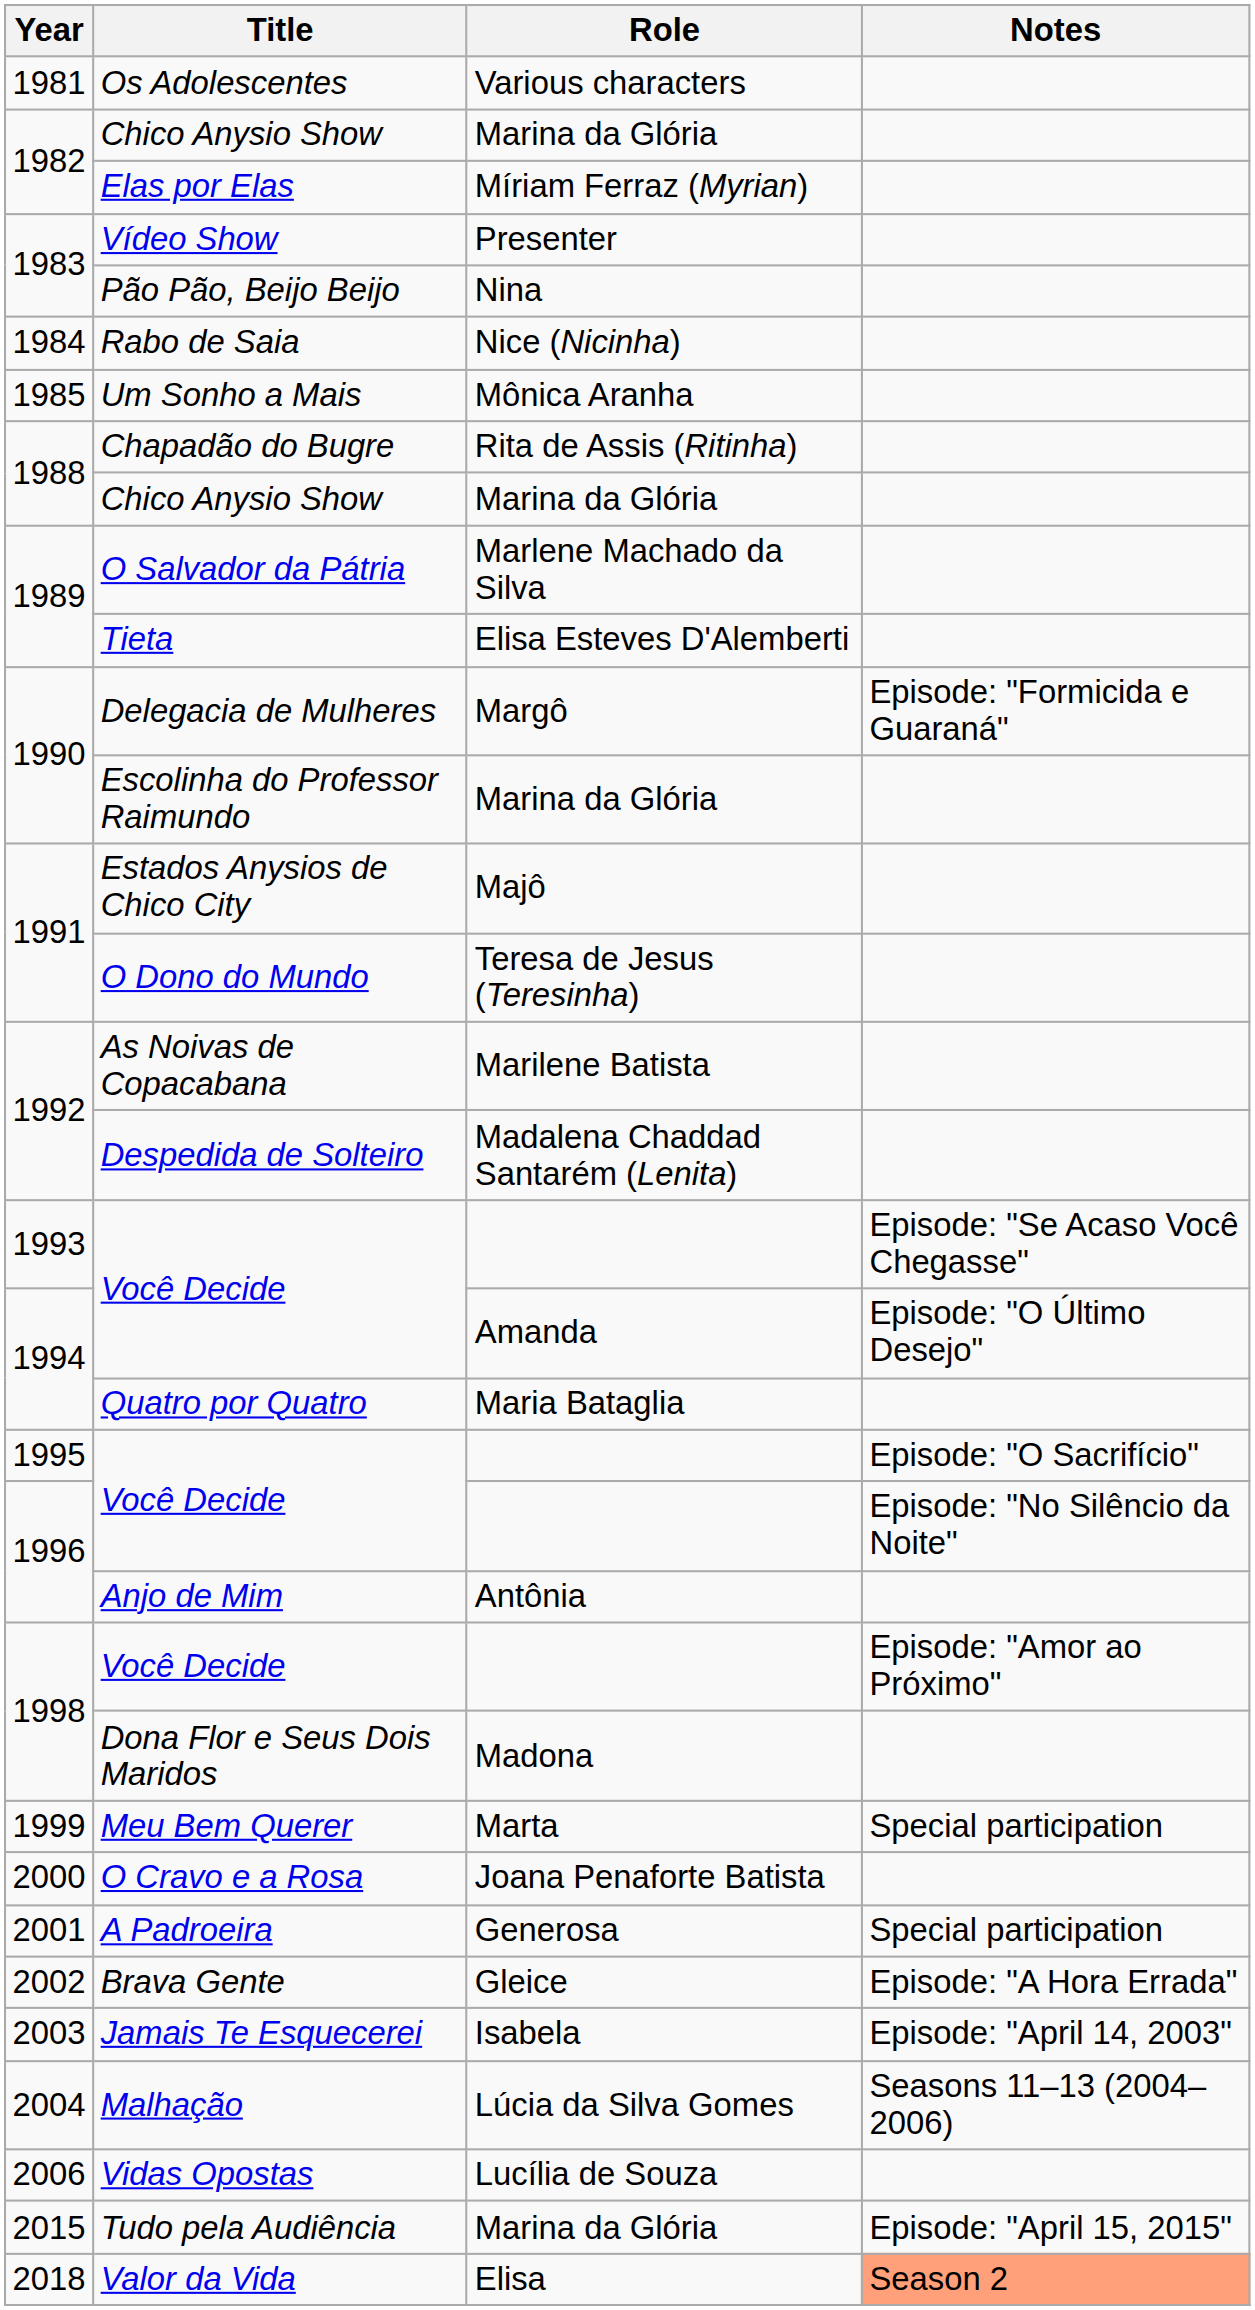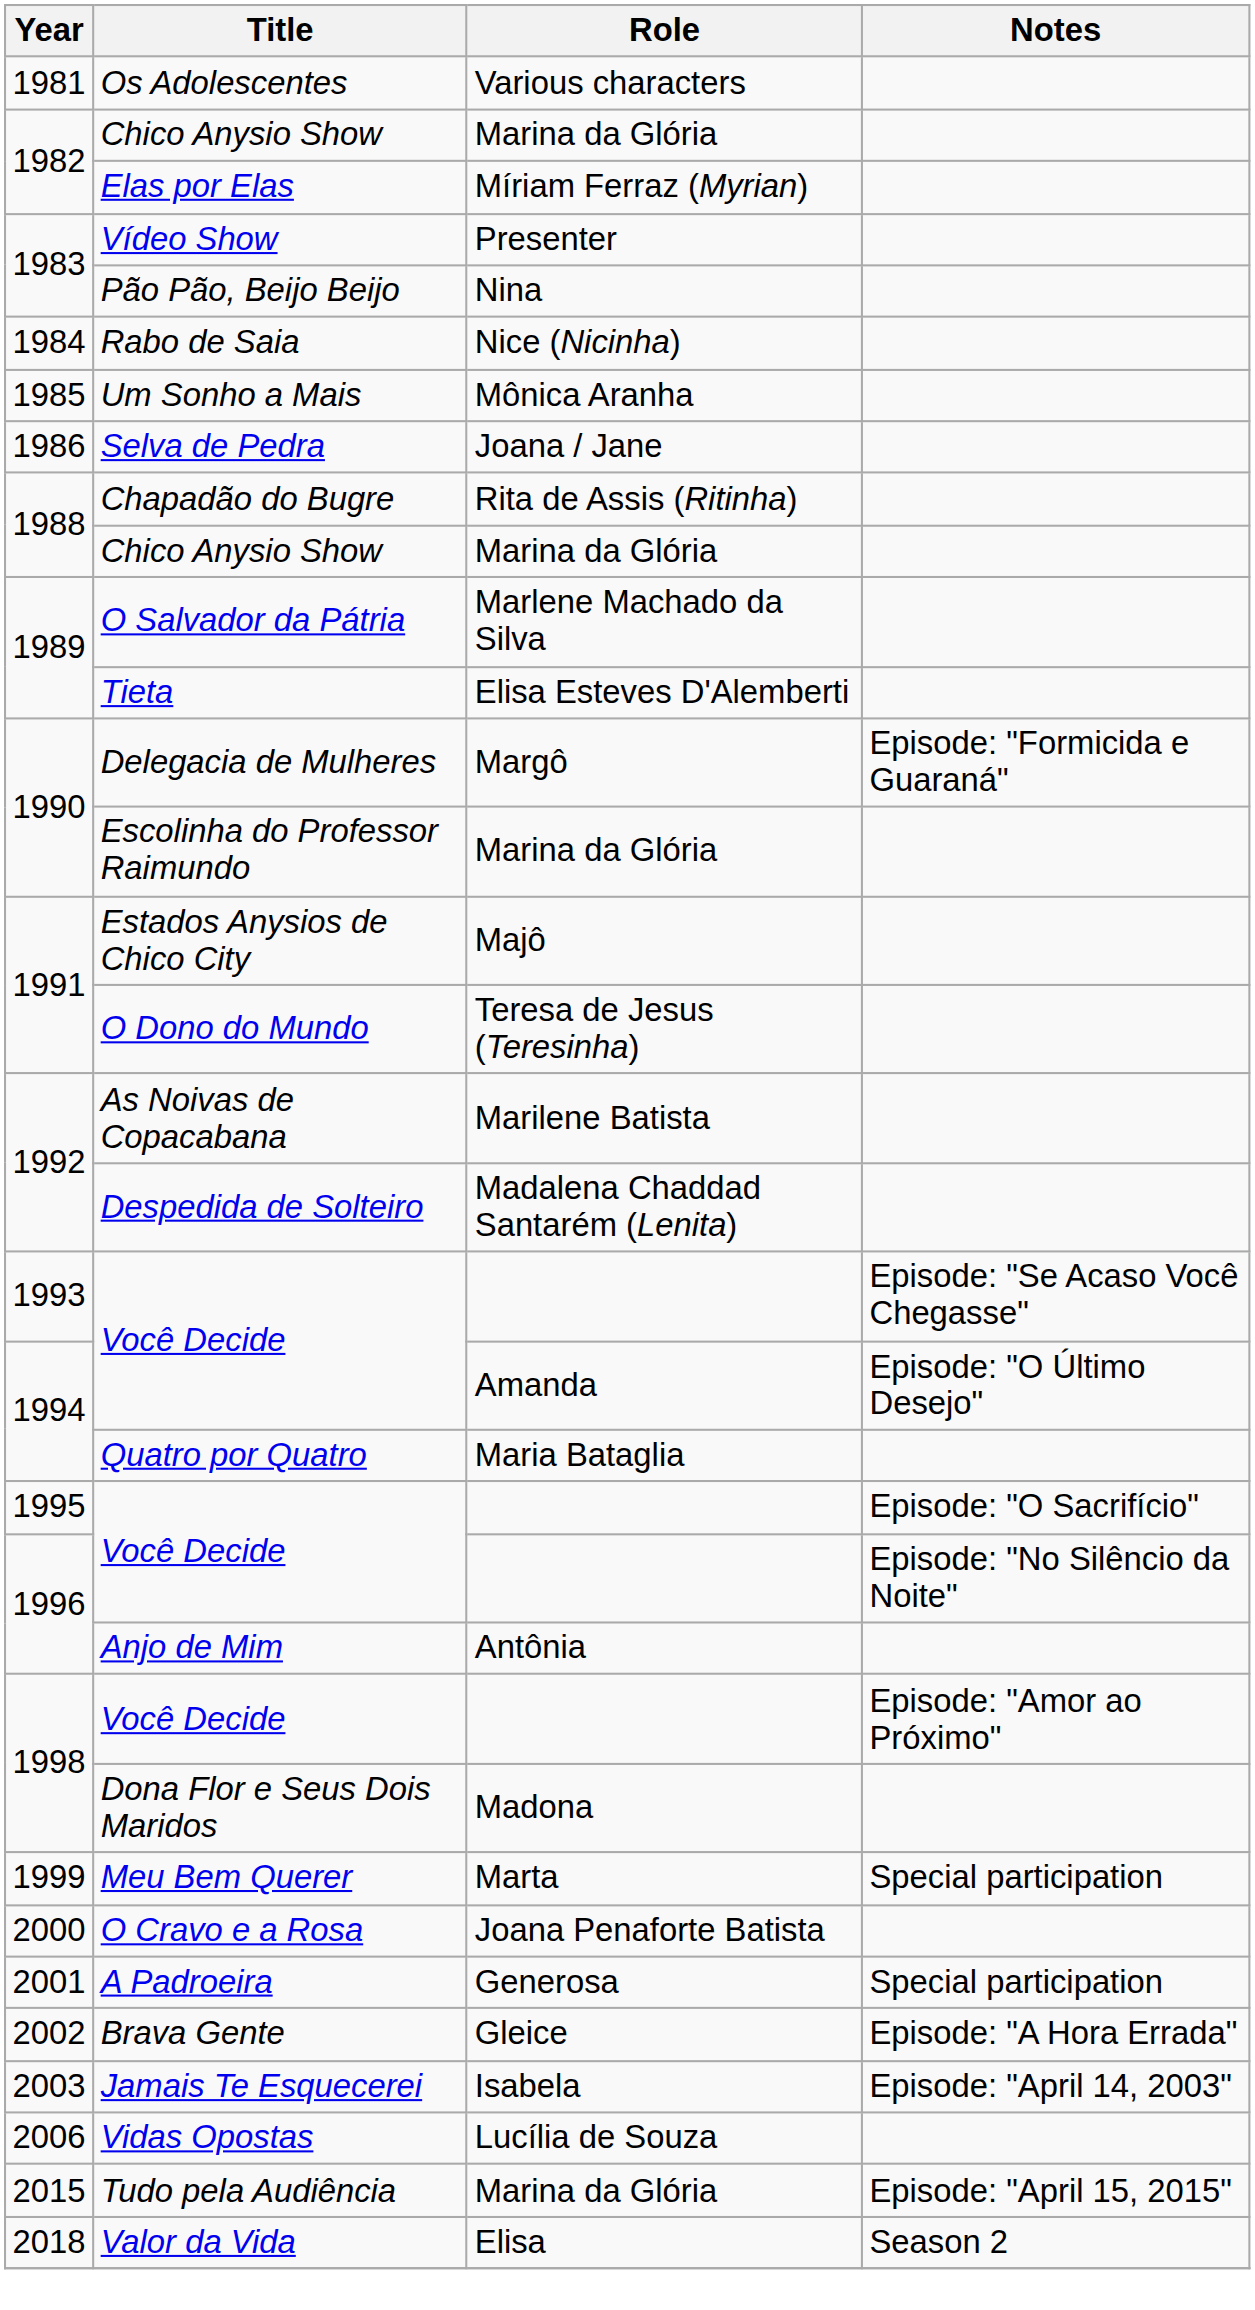+ row: (49, 446)
- row: (49, 2104)
(939, 2278) lightsalmon background -> (939, 2241) no background
